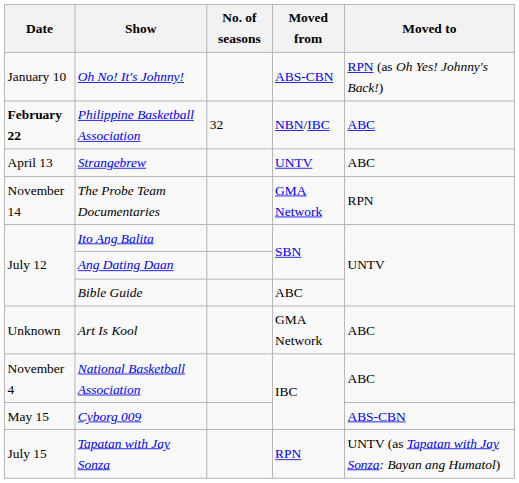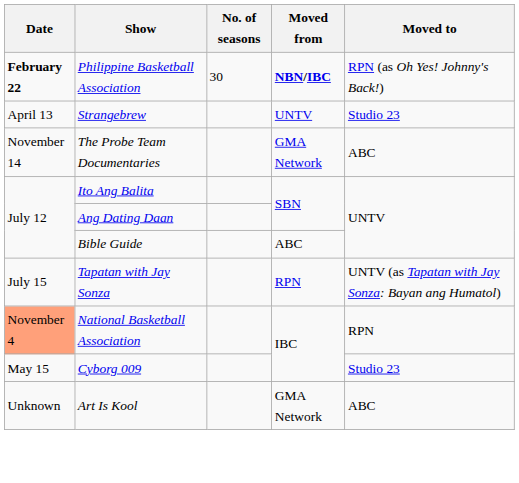- row: (131, 77)
(217, 125) 32 -> (216, 77) 30
(302, 125) normal -> (303, 77) bold
(361, 125) ABC -> (418, 77) RPN (as Oh Yes! Johnny's Back!)
(361, 163) ABC -> (374, 114) Studio 23
(361, 200) RPN -> (362, 152) ABC
rows swapped: (124, 454) <-> (108, 330)
(36, 378) no background -> (36, 330) lightsalmon background
(361, 378) ABC -> (361, 330) RPN
(377, 416) ABS-CBN -> (374, 368) Studio 23
